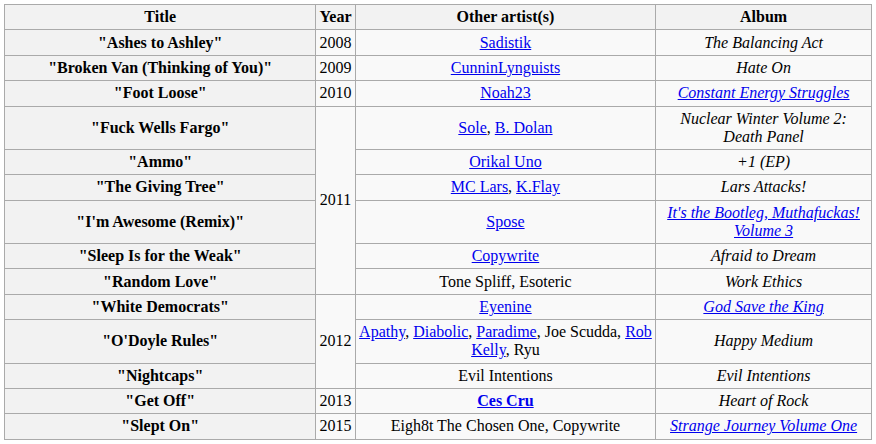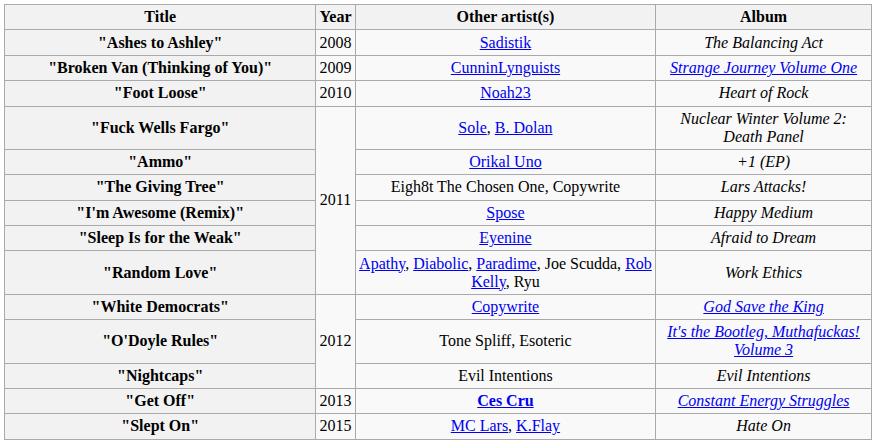(764, 67) Hate On -> (764, 67) Strange Journey Volume One
(764, 93) Constant Energy Struggles -> (764, 93) Heart of Rock
(505, 187) MC Lars, K.Flay -> (505, 187) Eigh8t The Chosen One, Copywrite
(764, 221) It's the Bootleg, Muthafuckas! Volume 3 -> (764, 212) Happy Medium
(505, 256) Copywrite -> (505, 238) Eyenine
(505, 281) Tone Spliff, Esoteric -> (505, 272) Apathy, Diabolic, Paradime, Joe Scudda, Rob Kelly, Ryu
(505, 306) Eyenine -> (505, 306) Copywrite
(505, 341) Apathy, Diabolic, Paradime, Joe Scudda, Rob Kelly, Ryu -> (505, 341) Tone Spliff, Esoteric
(764, 341) Happy Medium -> (764, 341) It's the Bootleg, Muthafuckas! Volume 3
(764, 401) Heart of Rock -> (764, 401) Constant Energy Struggles
(505, 426) Eigh8t The Chosen One, Copywrite -> (505, 426) MC Lars, K.Flay
(764, 426) Strange Journey Volume One -> (764, 426) Hate On
